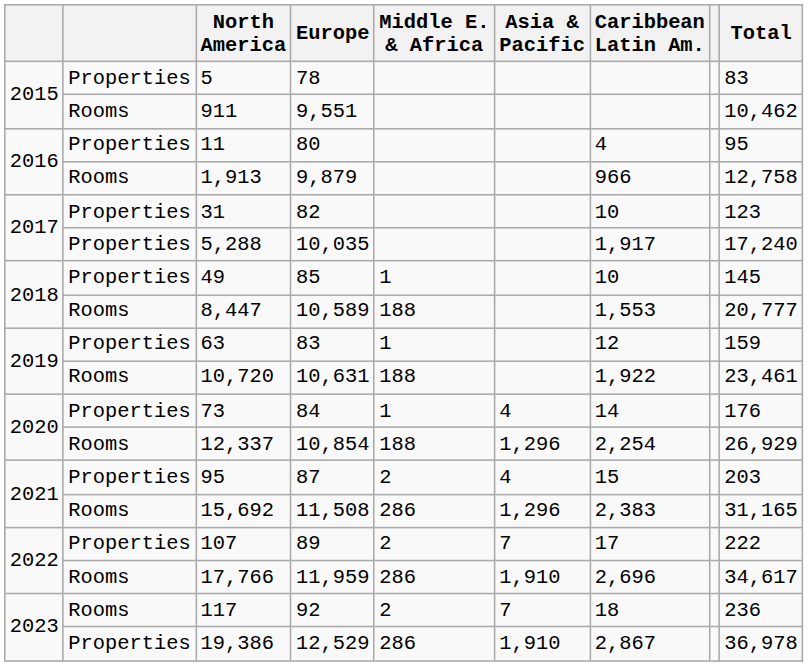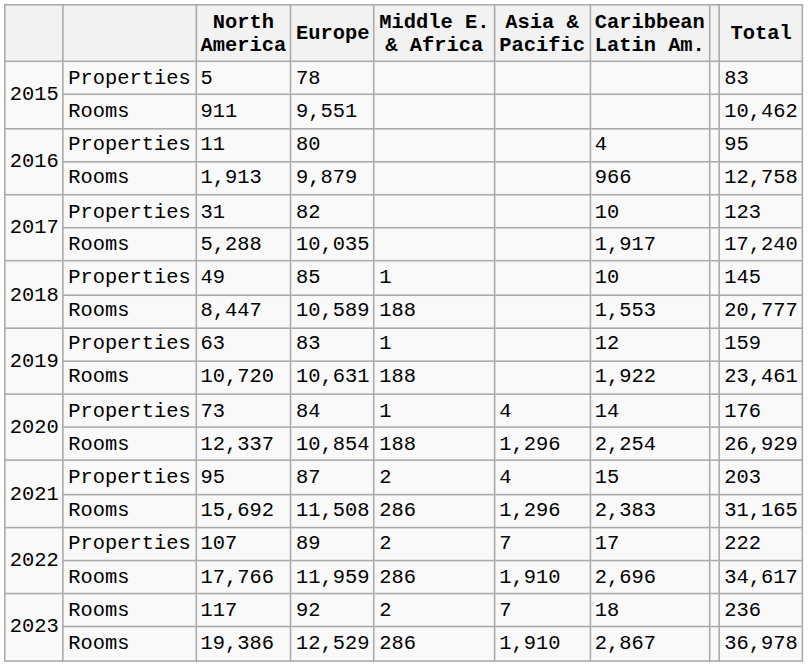(130, 245) Properties -> (99, 245) Rooms
(130, 644) Properties -> (99, 644) Rooms
